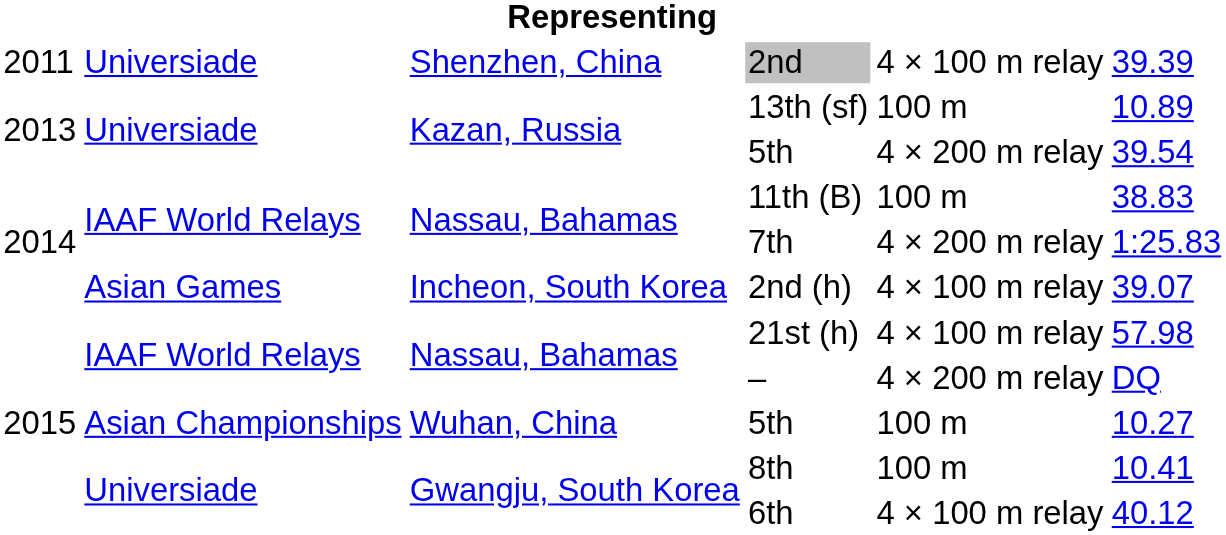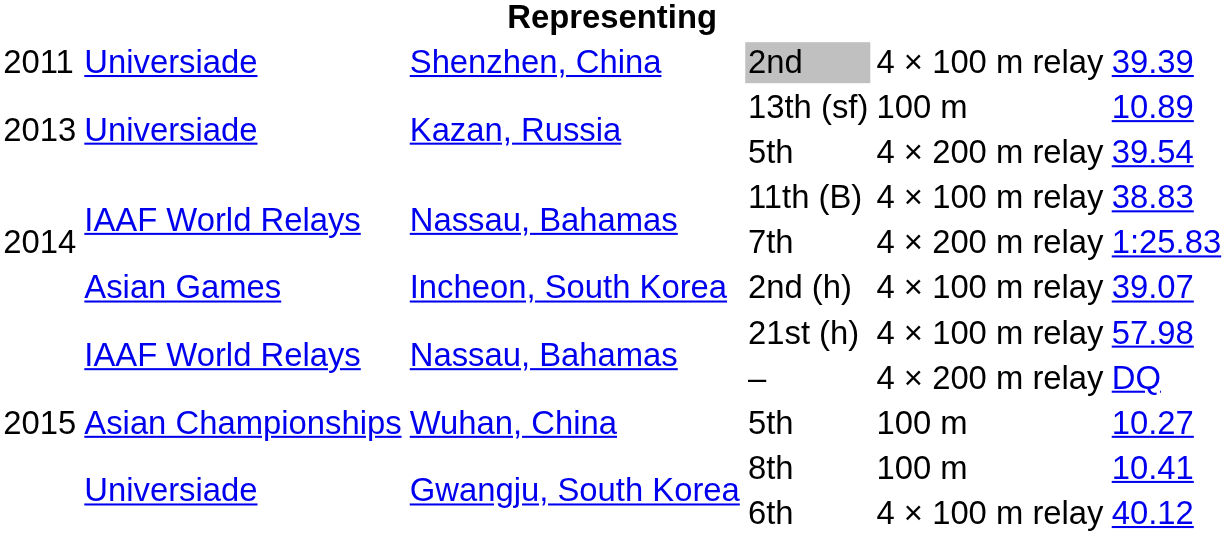(922, 197) 100 m -> (990, 197) 4 × 100 m relay
